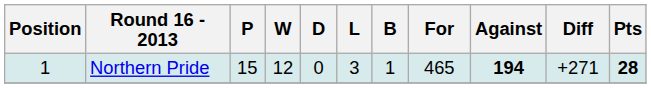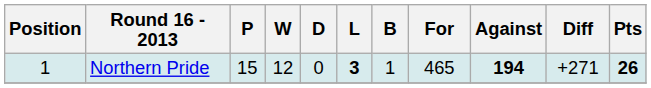(354, 68) normal -> (354, 68) bold
(628, 68) 28 -> (628, 68) 26
